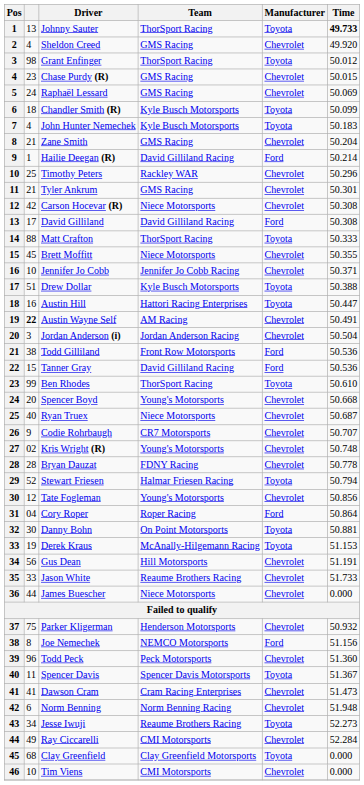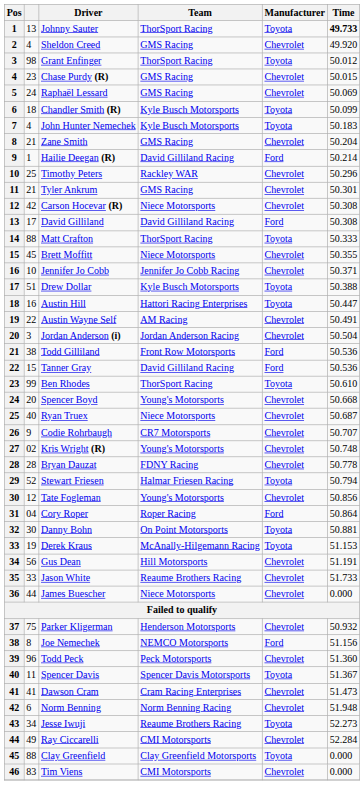(31, 319) bold -> (31, 319) normal
(31, 755) 68 -> (31, 755) 88
(31, 771) 10 -> (31, 771) 83
